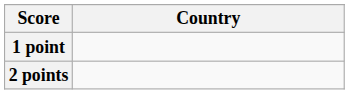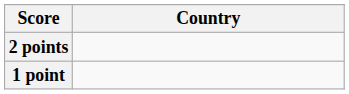rows swapped: (39, 74) <-> (39, 46)
